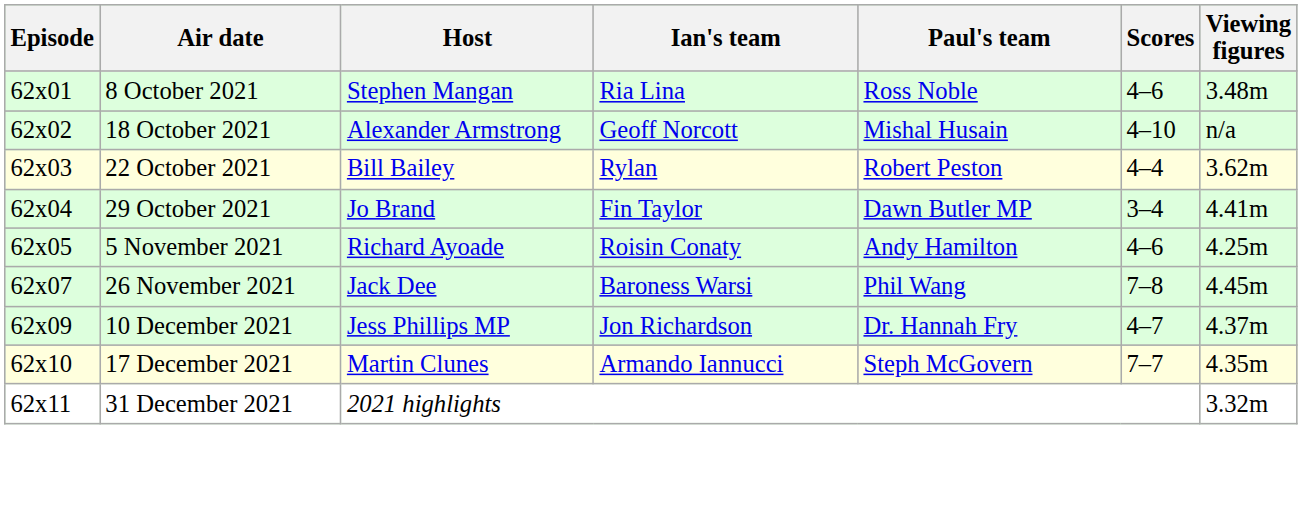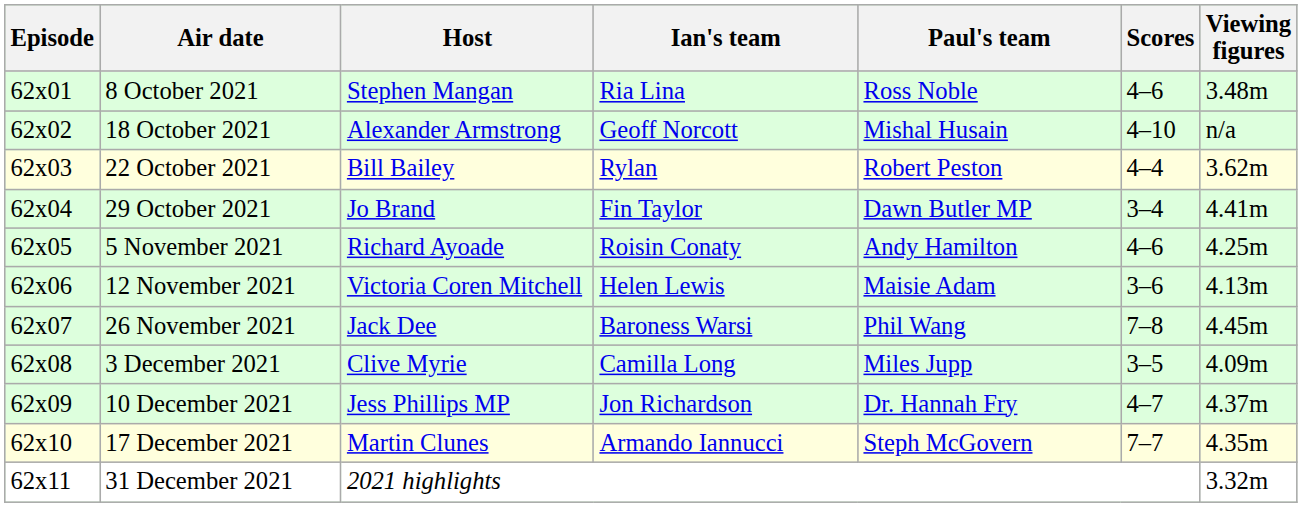+ row: (200, 286)
+ row: (193, 364)
